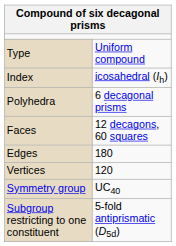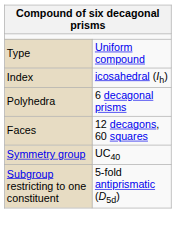- row: (22, 154)
- row: (26, 171)
